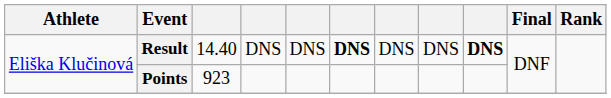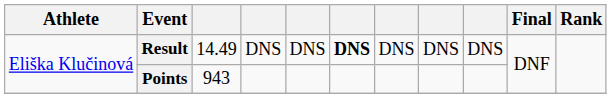(216, 49) 14.40 -> (216, 49) 14.49
(485, 49) bold -> (485, 49) normal
(216, 79) 923 -> (216, 79) 943
